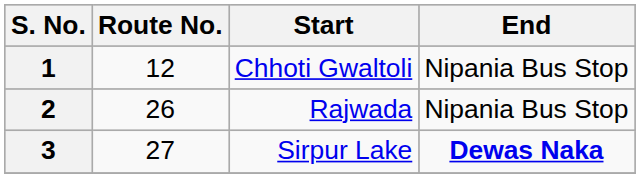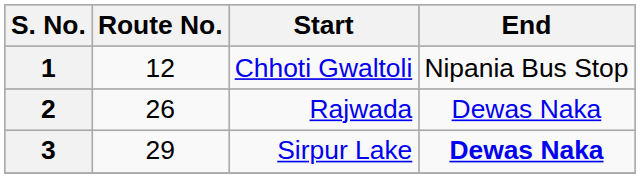(526, 109) Nipania Bus Stop -> (526, 109) Dewas Naka
(160, 151) 27 -> (160, 151) 29
